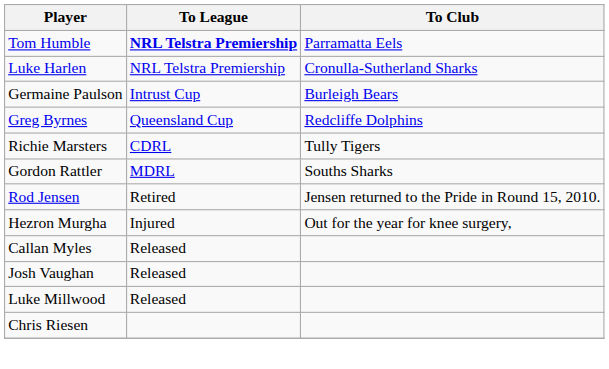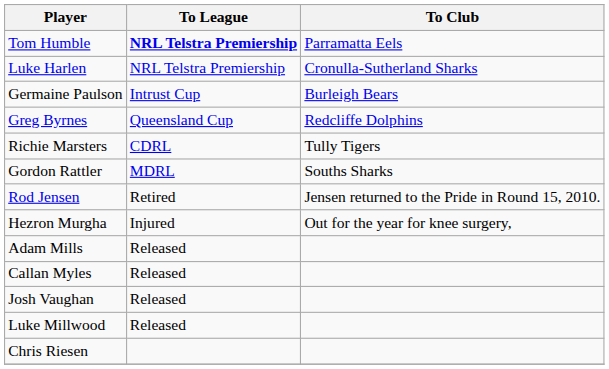+ row: (46, 248)
